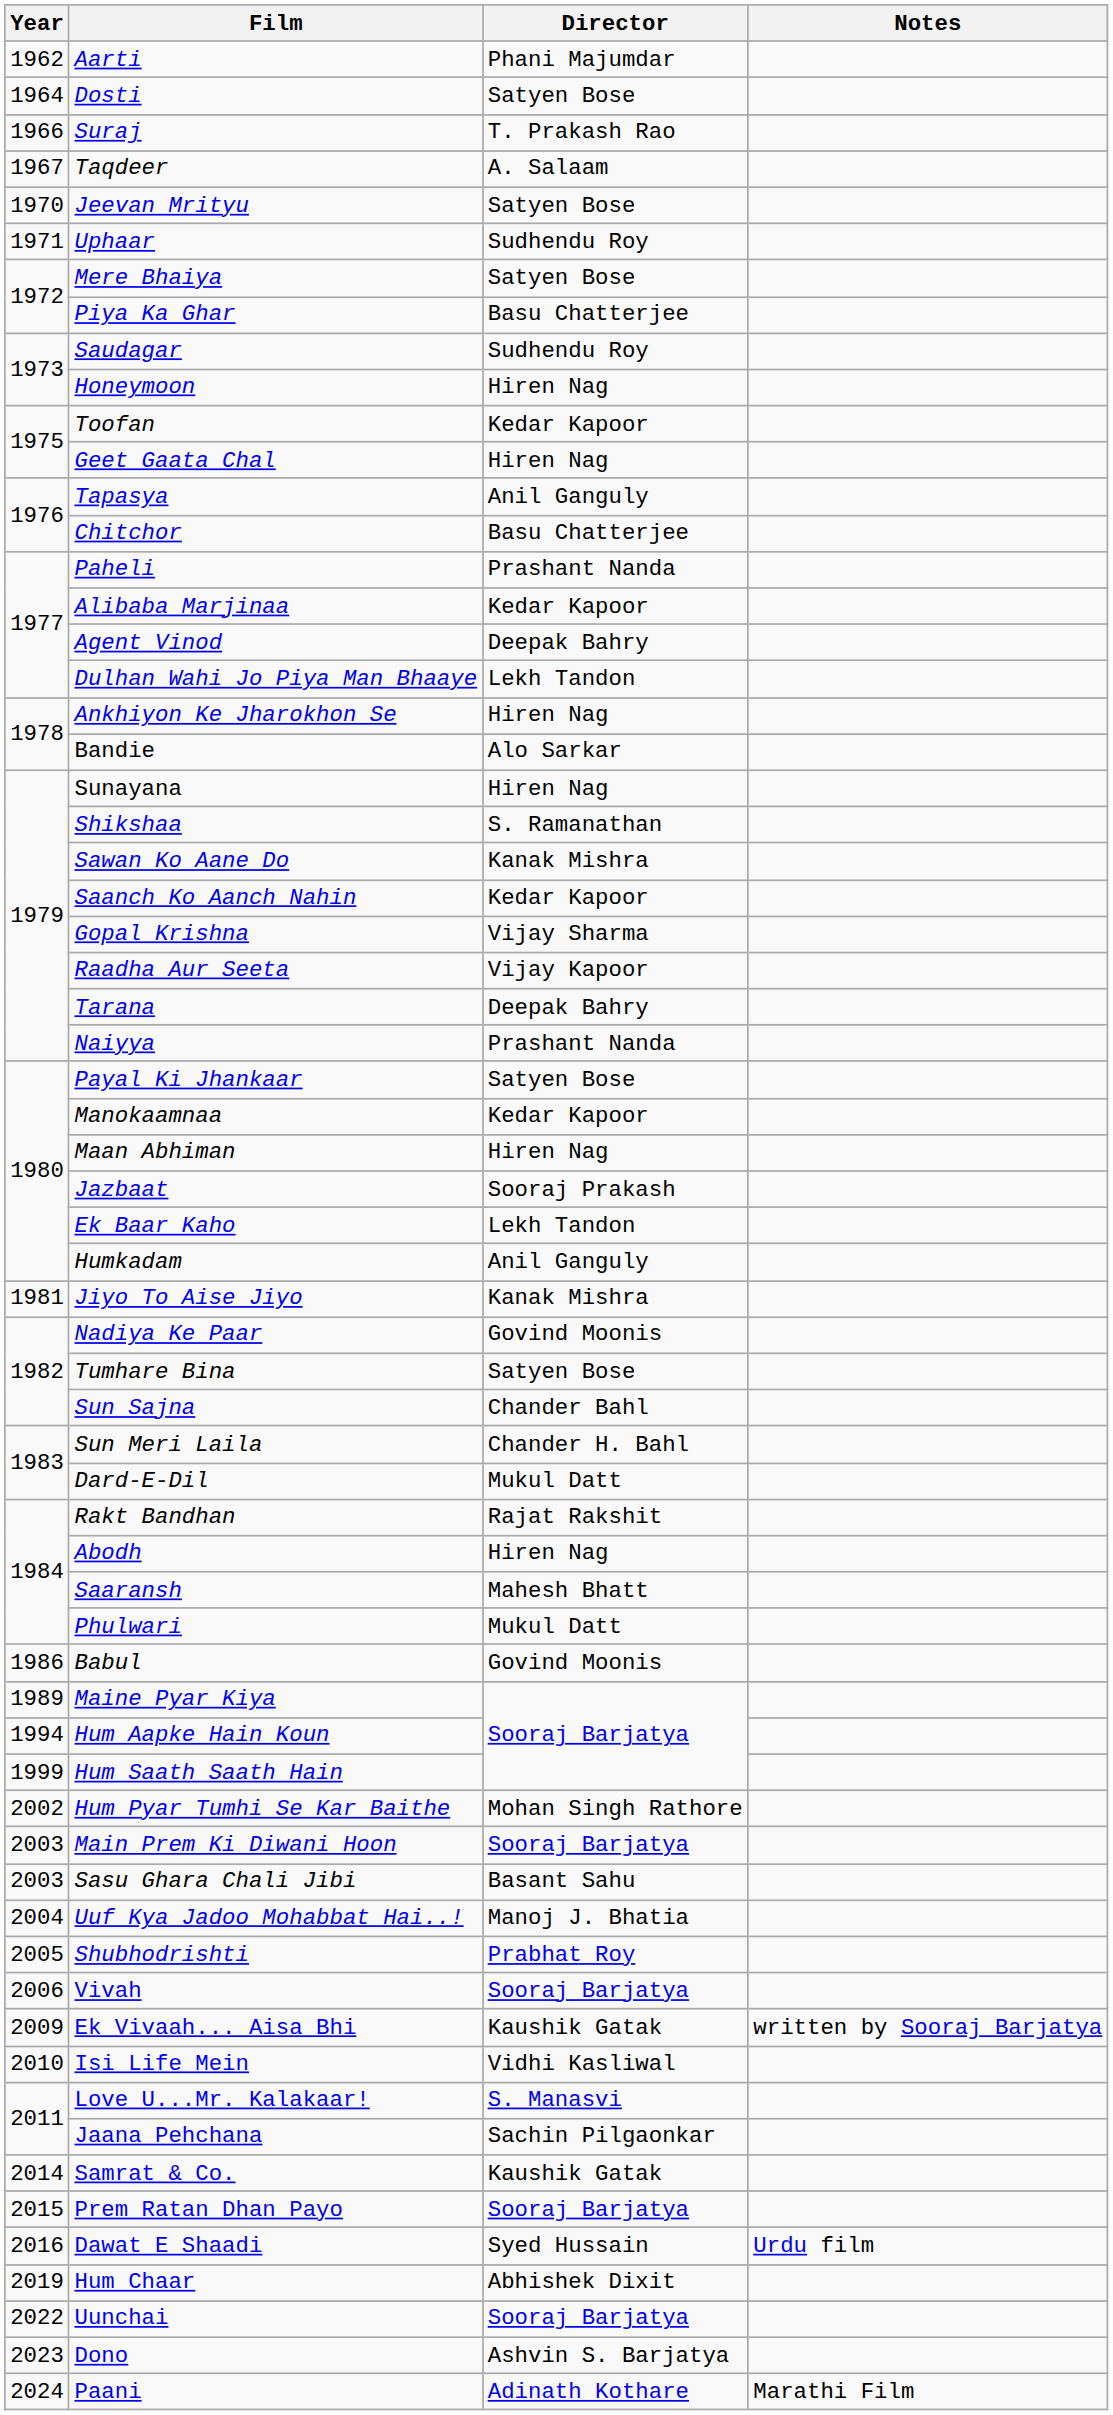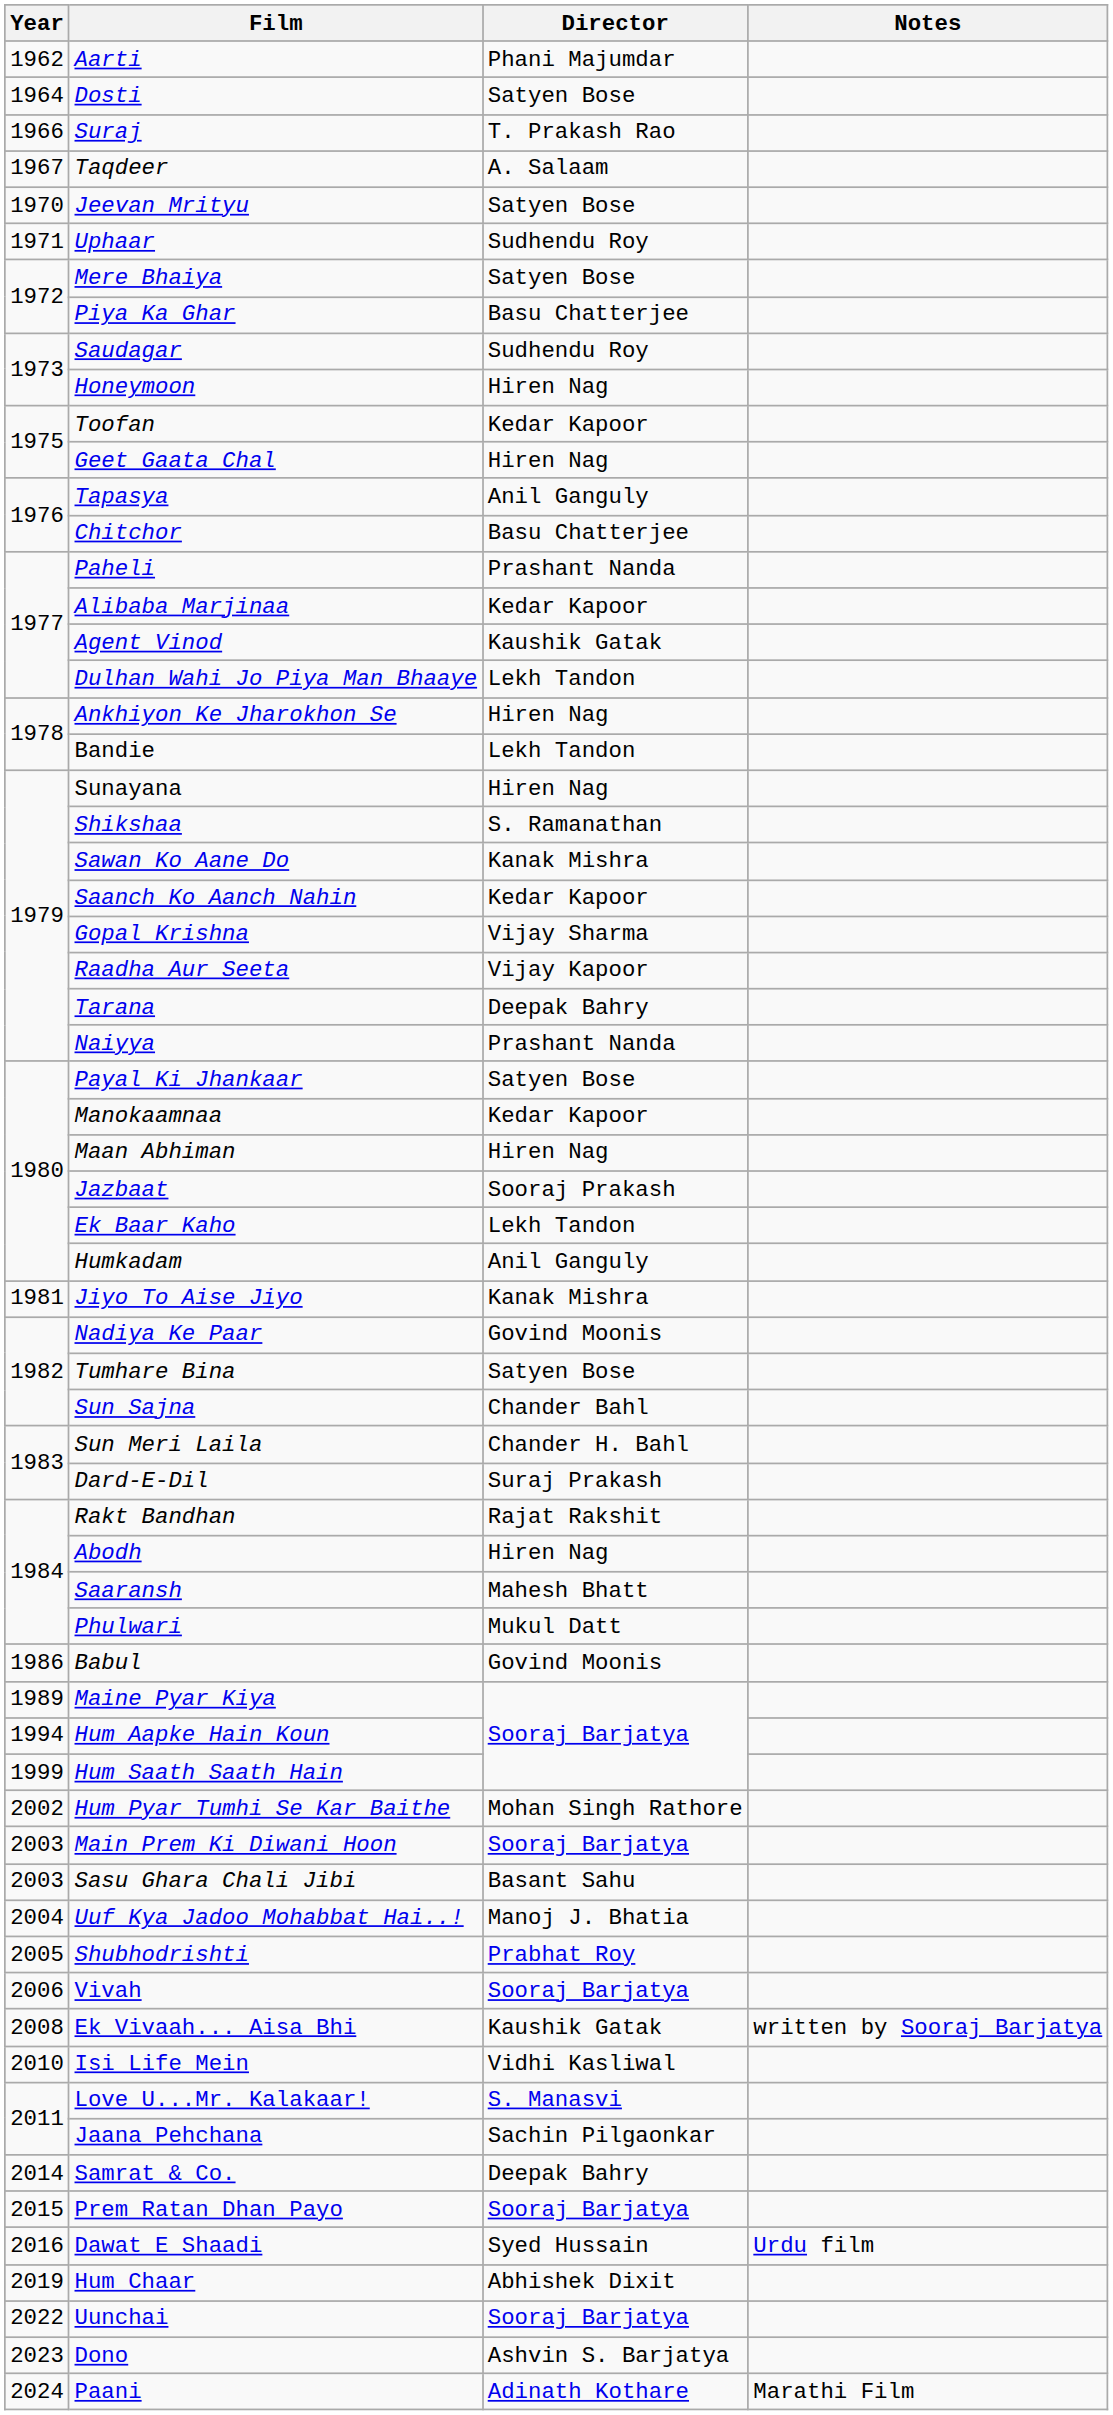(568, 643) Deepak Bahry -> (575, 643) Kaushik Gatak
(555, 752) Alo Sarkar -> (562, 752) Lekh Tandon
(555, 1481) Mukul Datt -> (575, 1481) Suraj Prakash
(37, 2027) 2009 -> (37, 2027) 2008
(575, 2173) Kaushik Gatak -> (568, 2173) Deepak Bahry
